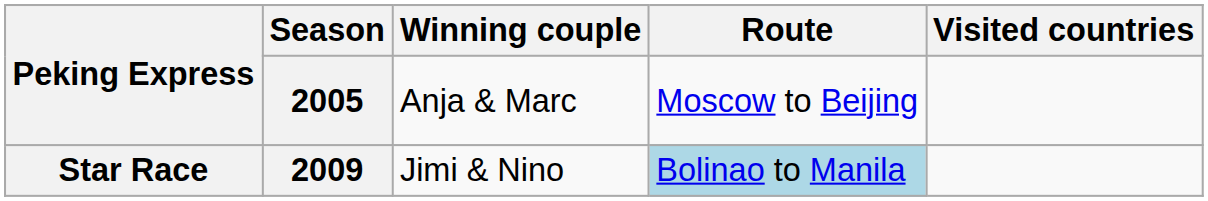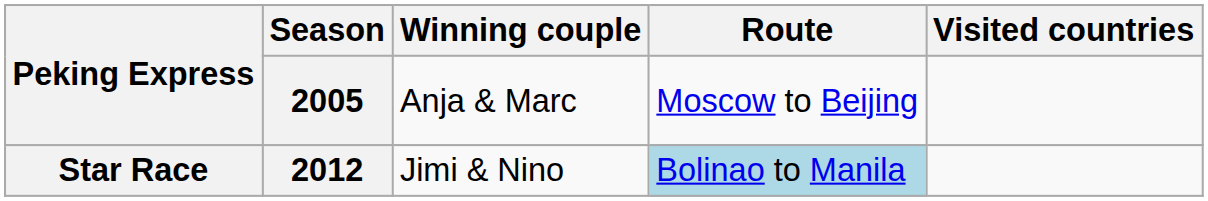(327, 169) 2009 -> (327, 169) 2012
